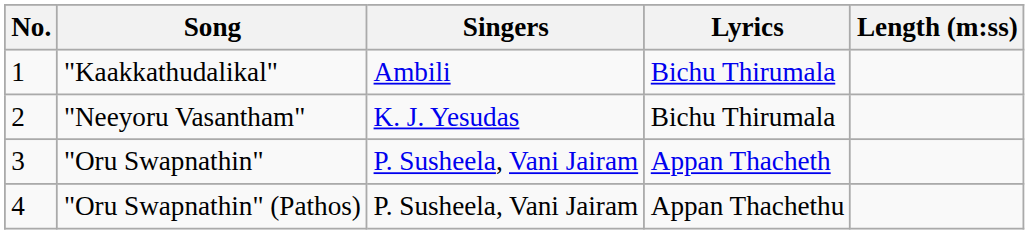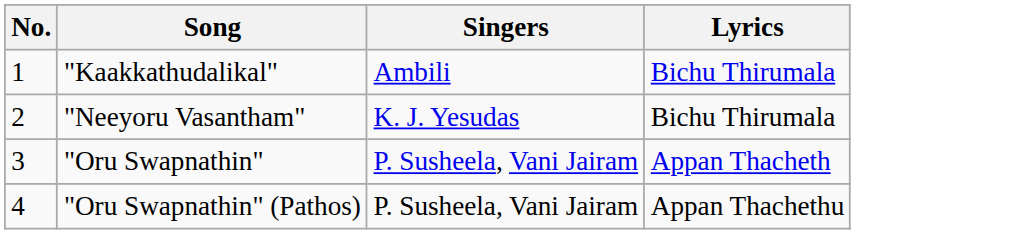- column: (937, 27)
